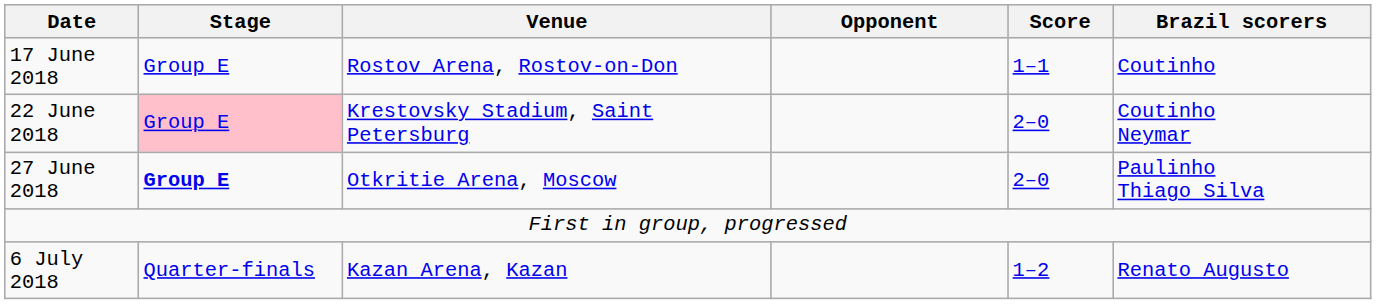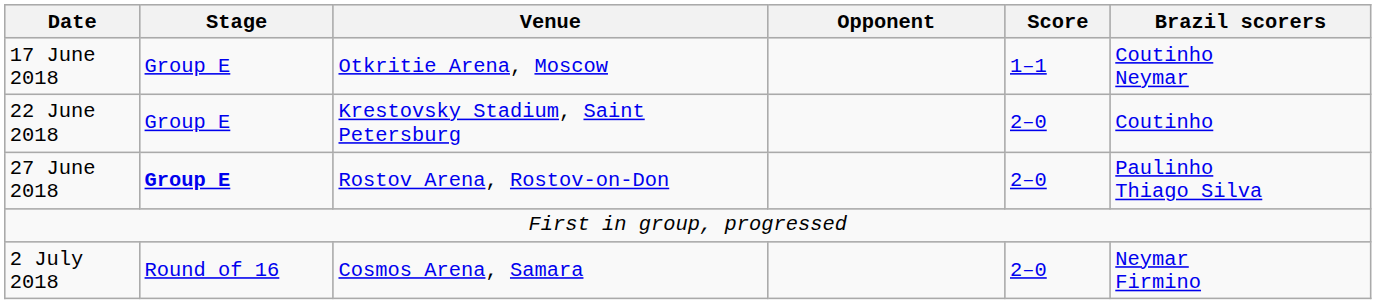(512, 66) Rostov Arena, Rostov-on-Don -> (473, 66) Otkritie Arena, Moscow
(1166, 66) Coutinho -> (1164, 66) Coutinho Neymar
(186, 123) pink background -> (187, 123) no background
(1166, 123) Coutinho Neymar -> (1164, 123) Coutinho
(482, 180) Otkritie Arena, Moscow -> (504, 180) Rostov Arena, Rostov-on-Don
+ row: (46, 270)
- row: (46, 270)
